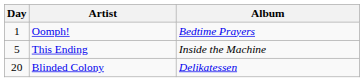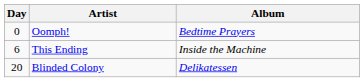(17, 31) 1 -> (17, 31) 0
(17, 49) 5 -> (17, 49) 6
